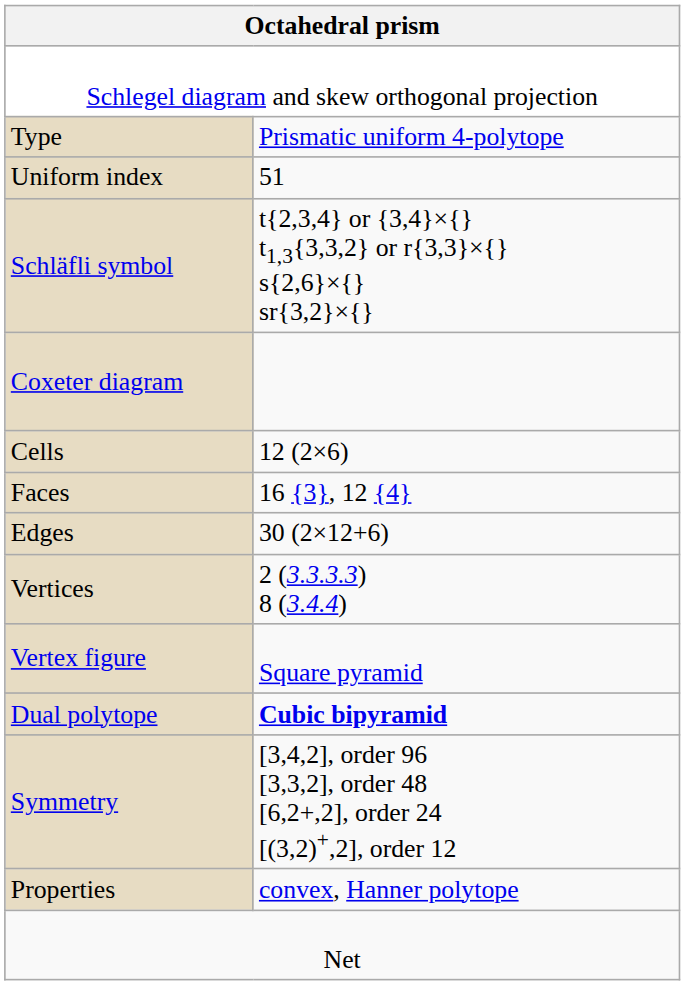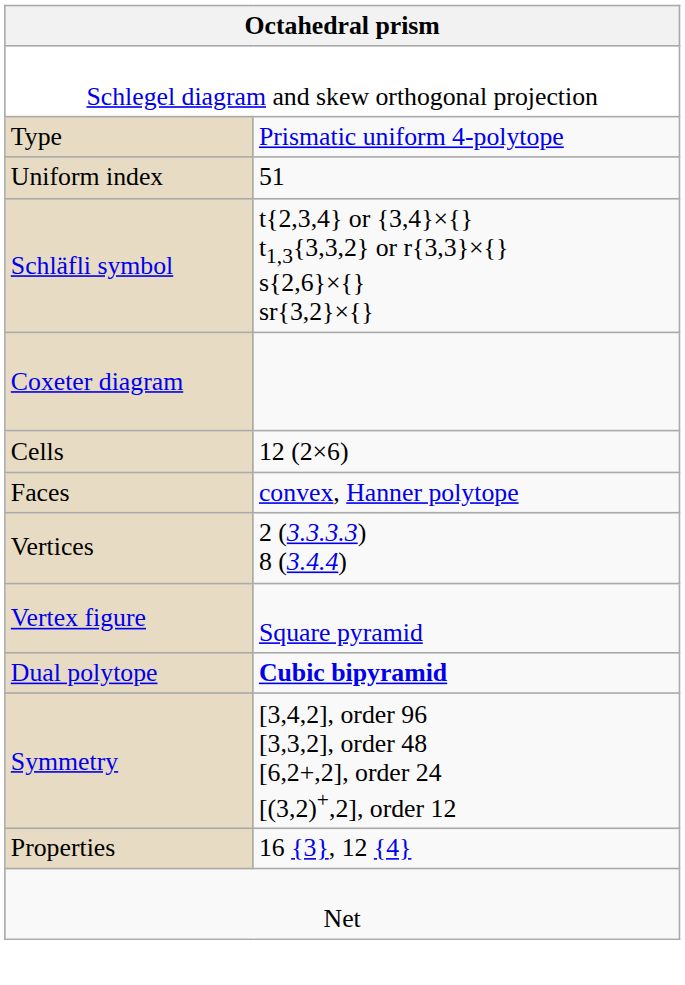(335, 492) 16 {3}, 12 {4} -> (389, 492) convex, Hanner polytope
- row: (42, 533)
(389, 889) convex, Hanner polytope -> (335, 848) 16 {3}, 12 {4}
